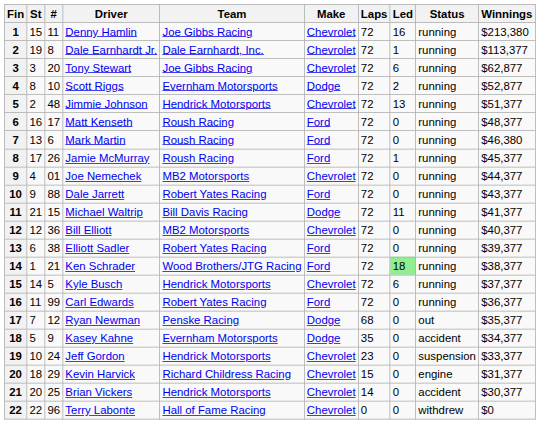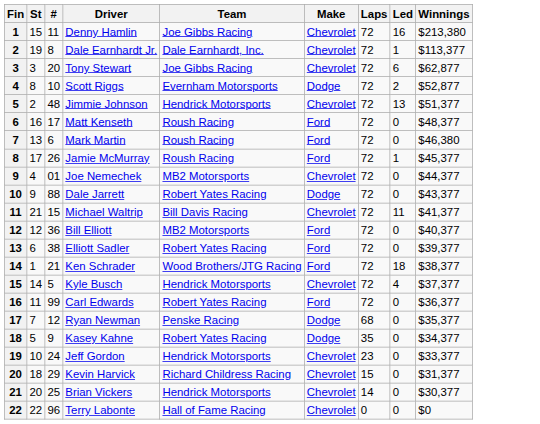- column: (447, 14)
(319, 194) Ford -> (324, 194) Dodge
(324, 212) Dodge -> (331, 212) Chevrolet
(331, 230) Chevrolet -> (319, 230) Ford
(399, 266) lightgreen background -> (399, 266) no background
(396, 284) 6 -> (396, 284) 4
(220, 338) Evernham Motorsports -> (214, 338) Robert Yates Racing
